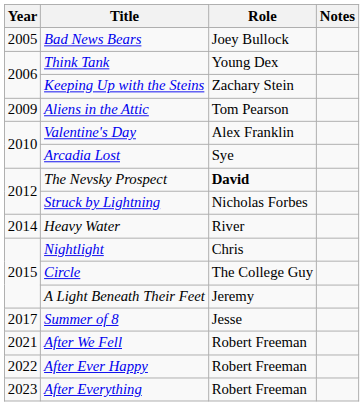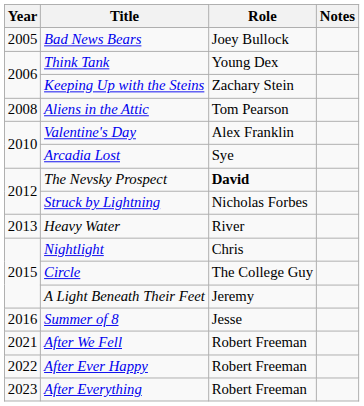(23, 109) 2009 -> (23, 109) 2008
(23, 226) 2014 -> (23, 226) 2013
(23, 319) 2017 -> (23, 319) 2016
